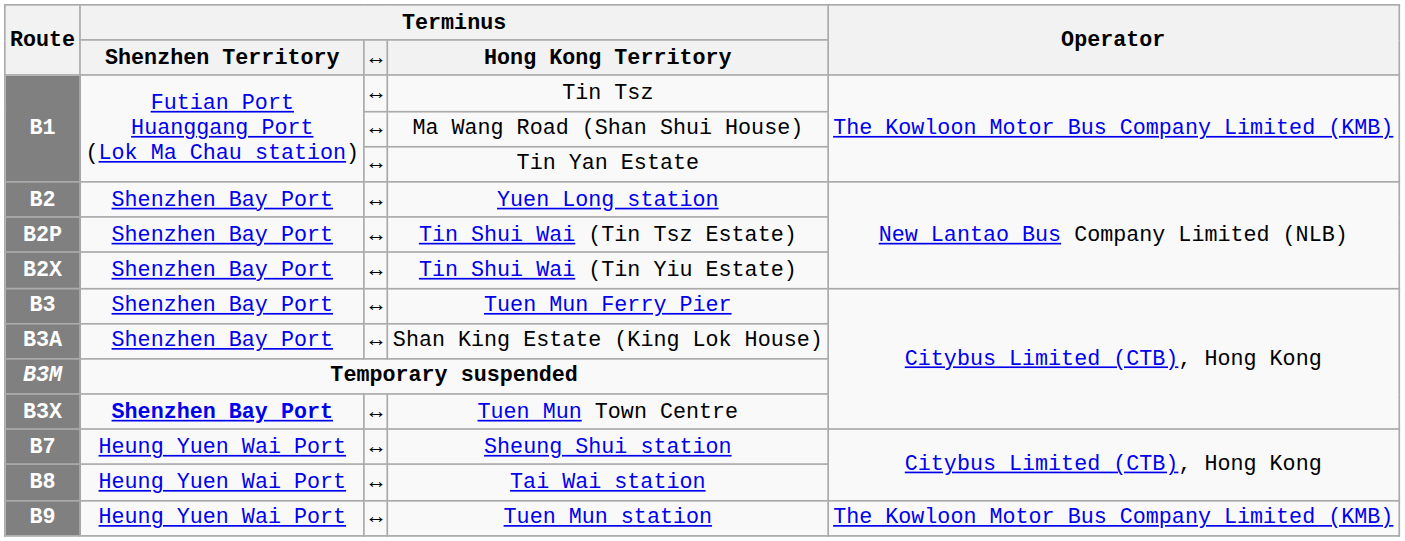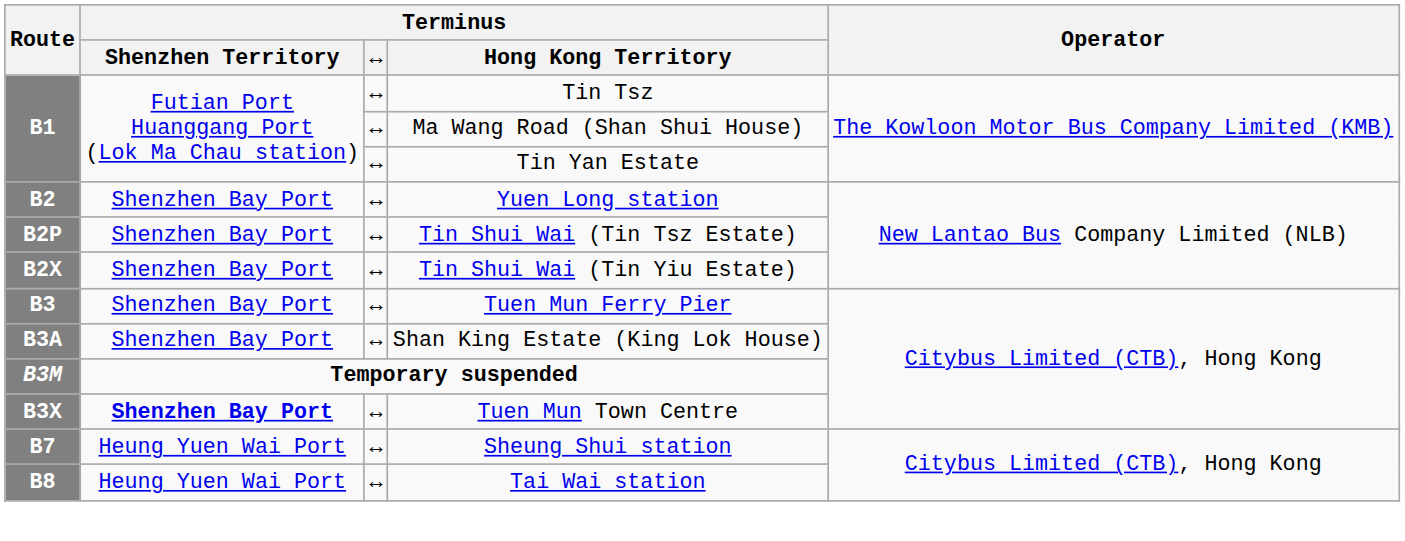- row: (608, 518)
